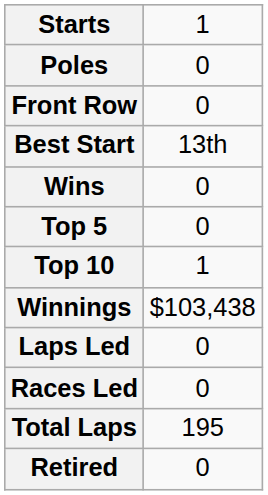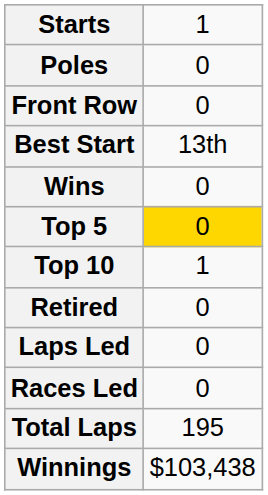(203, 226) no background -> (203, 226) gold background
rows swapped: (74, 468) <-> (74, 307)
